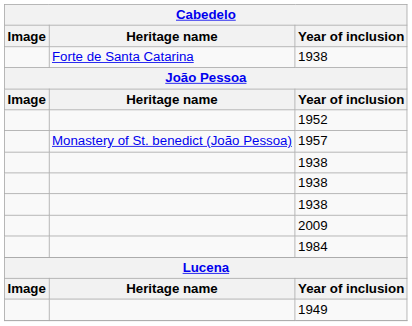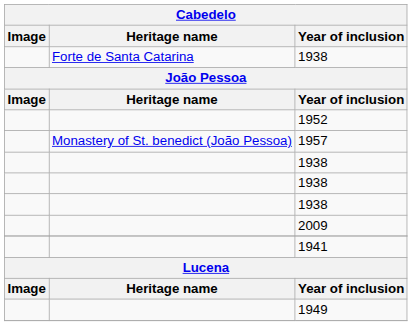- row: (172, 247)
+ row: (172, 247)
